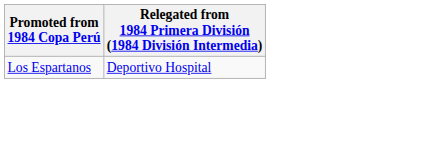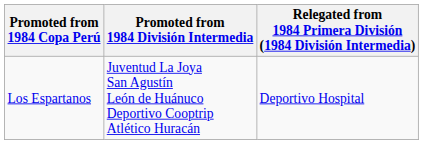+ column: (180, 30)
